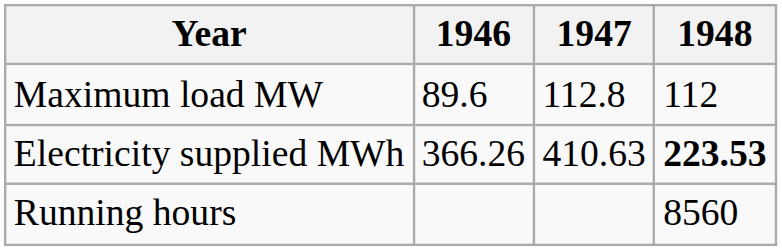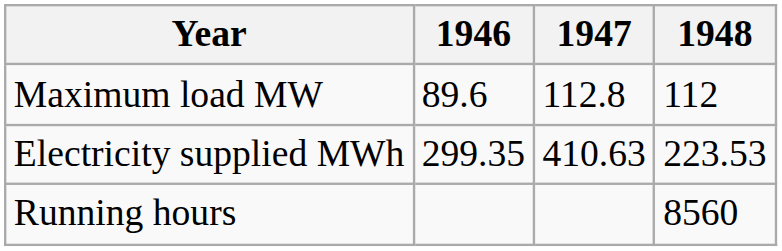(473, 153) 366.26 -> (473, 153) 299.35
(715, 153) bold -> (715, 153) normal
